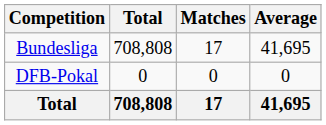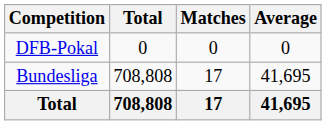rows swapped: (57, 47) <-> (57, 76)
